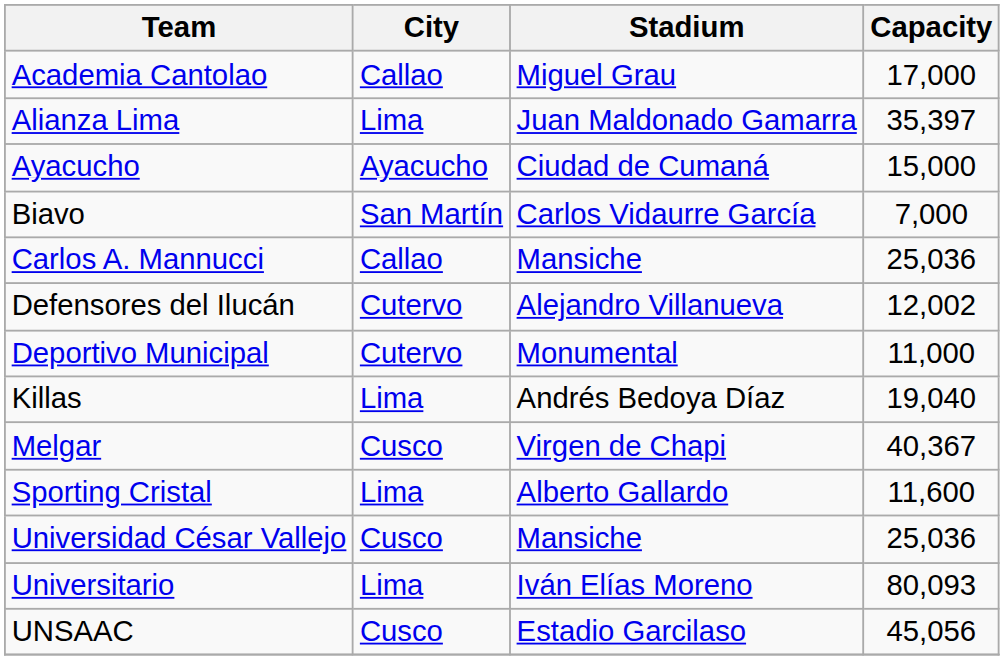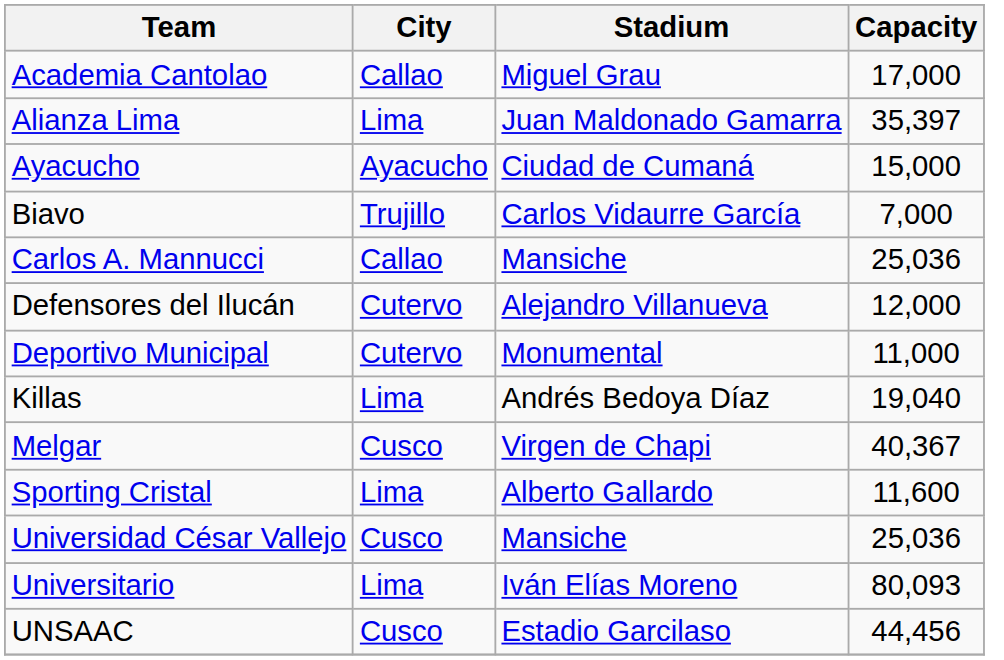(431, 213) San Martín -> (402, 213) Trujillo
(931, 306) 12,002 -> (916, 306) 12,000
(931, 631) 45,056 -> (916, 631) 44,456
